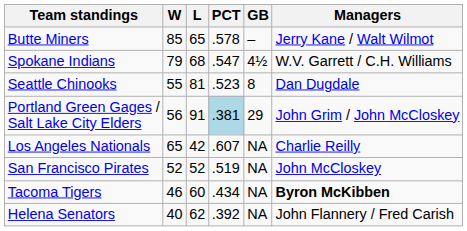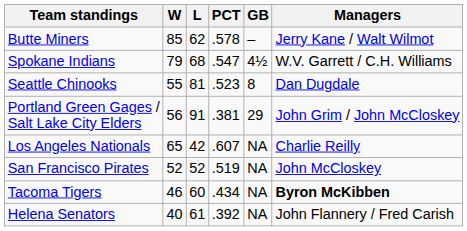(197, 38) 65 -> (197, 38) 62
(226, 115) lightblue background -> (226, 115) no background
(197, 214) 62 -> (197, 214) 61
